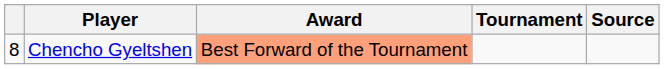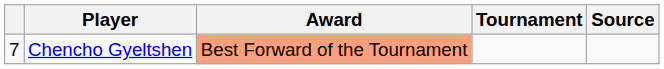(14, 49) 8 -> (14, 49) 7
